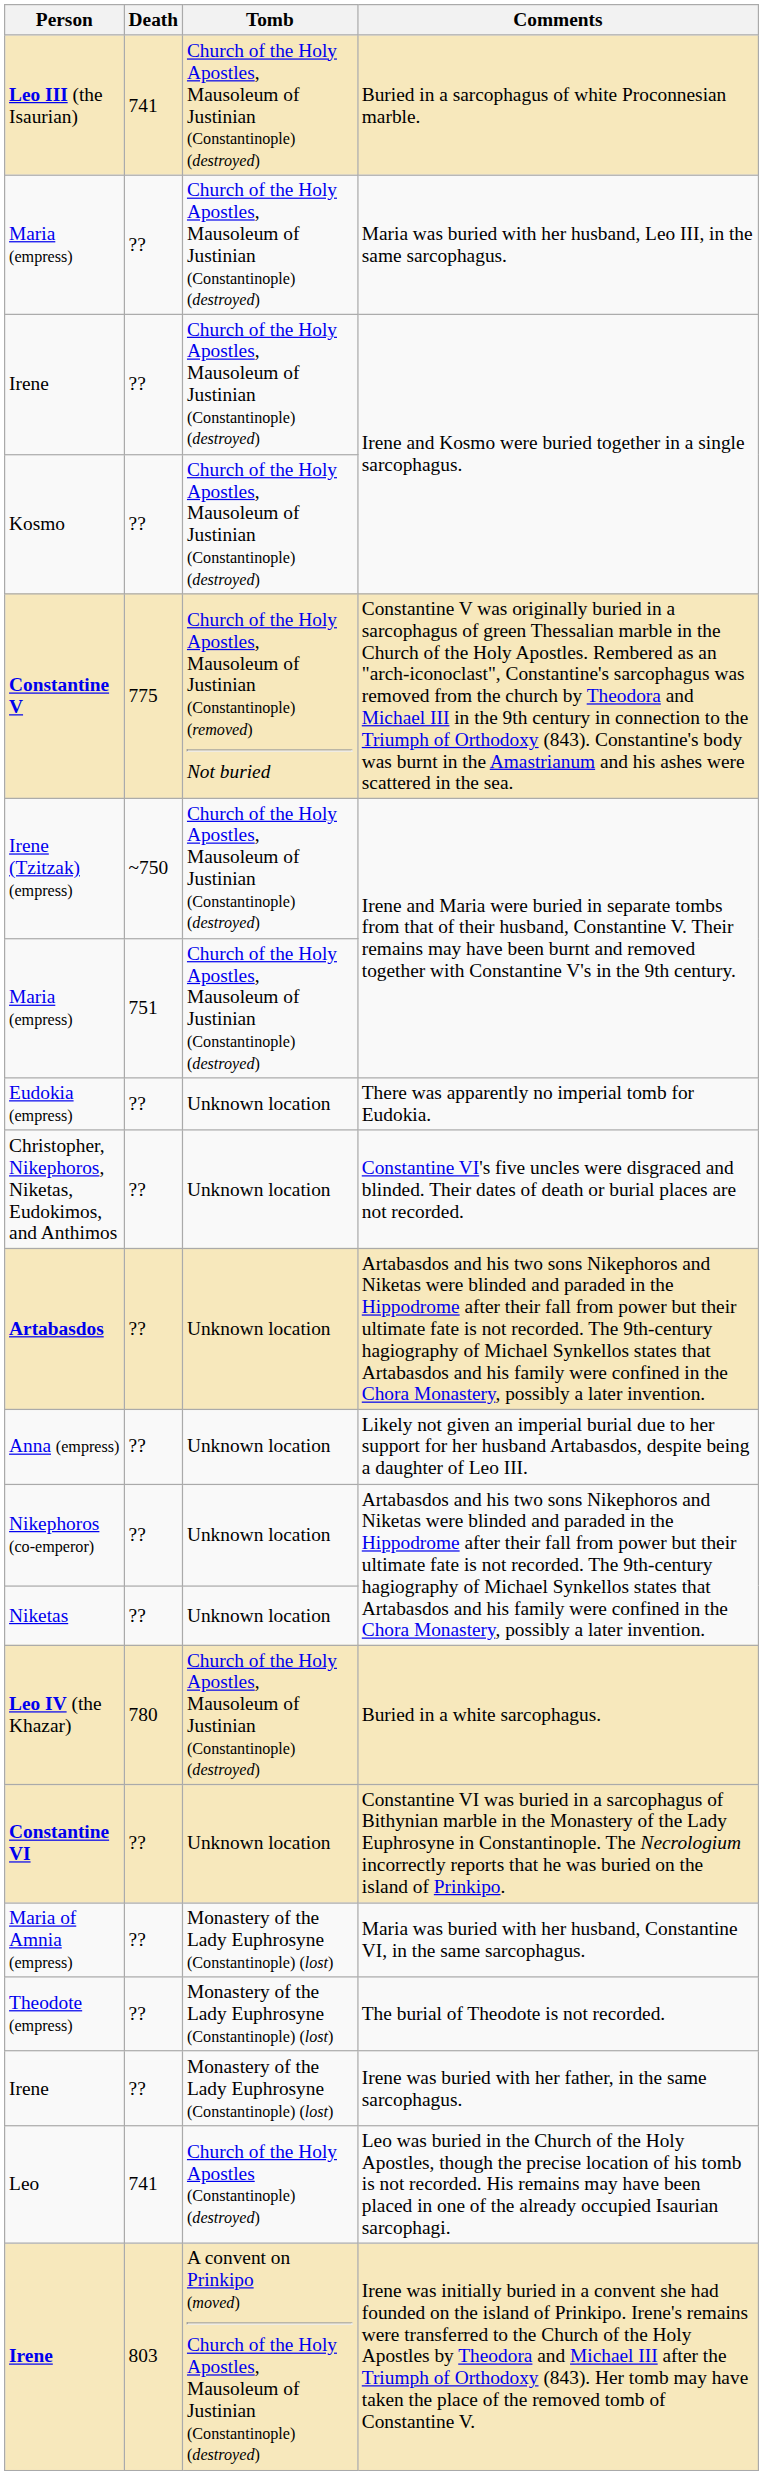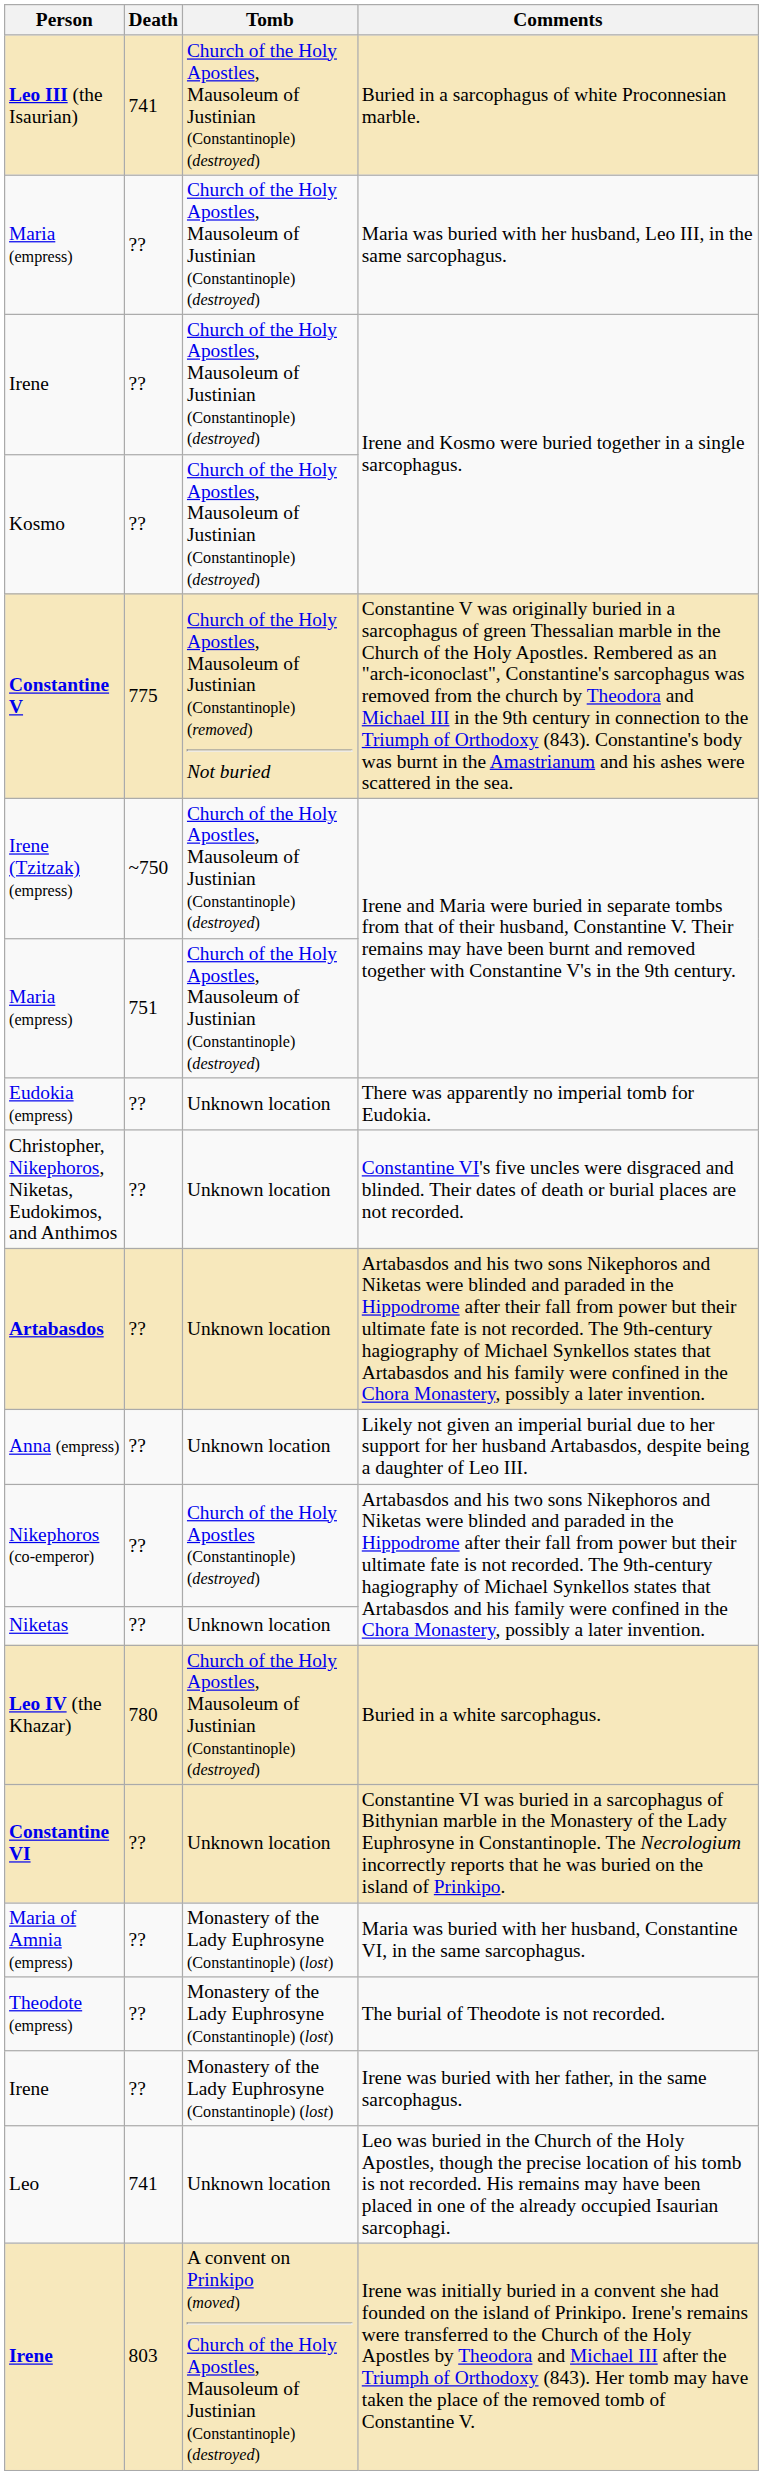(259, 1534) Unknown location -> (262, 1544) Church of the Holy Apostles (Constantinople) (destroyed)
(262, 2184) Church of the Holy Apostles (Constantinople) (destroyed) -> (259, 2184) Unknown location
